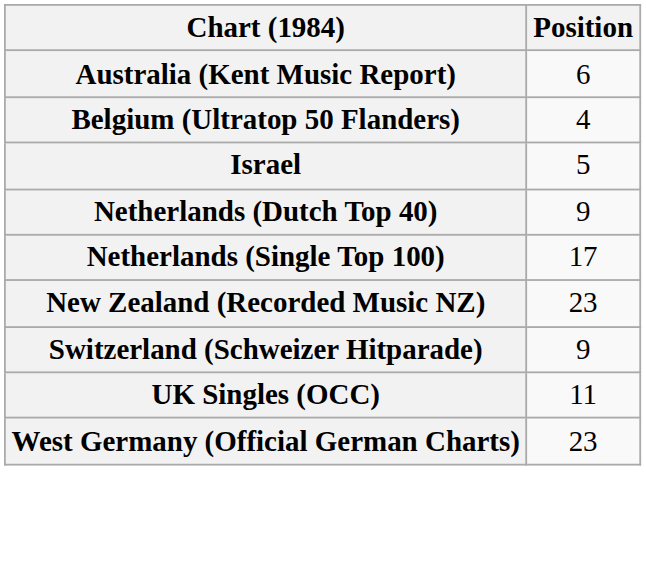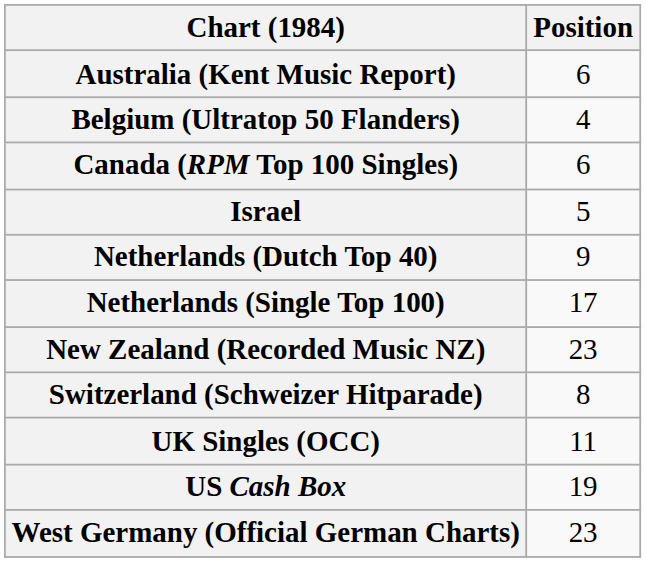+ row: (266, 165)
(583, 348) 9 -> (583, 394) 8
+ row: (266, 486)
